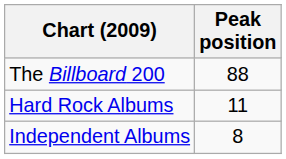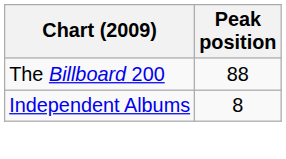- row: (91, 105)
